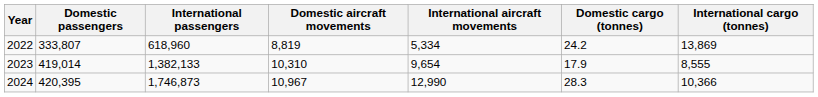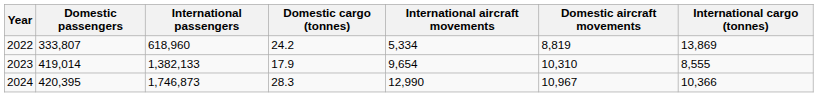columns swapped: (338, 20) <-> (620, 20)
